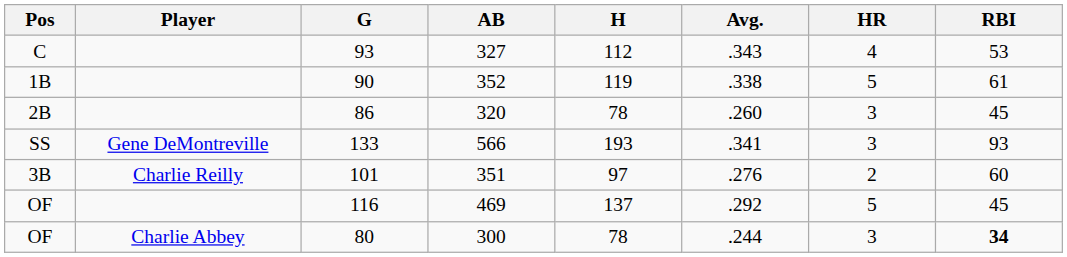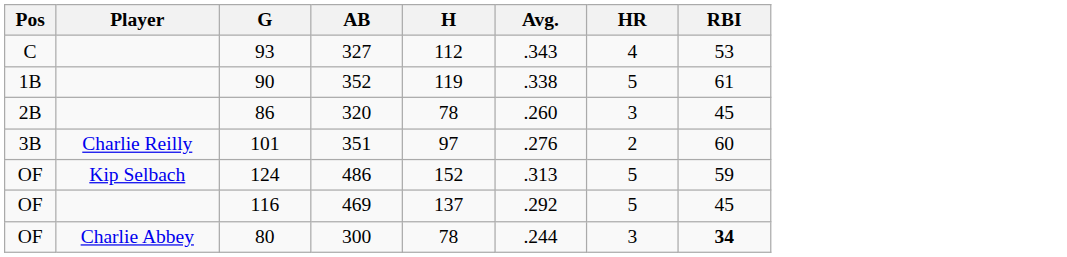- row: (491, 143)
+ row: (357, 174)
